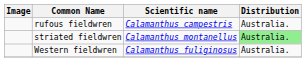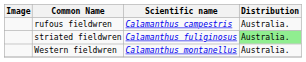(181, 37) Calamanthus montanellus -> (181, 37) Calamanthus fuliginosus
(181, 50) Calamanthus fuliginosus -> (181, 50) Calamanthus montanellus
